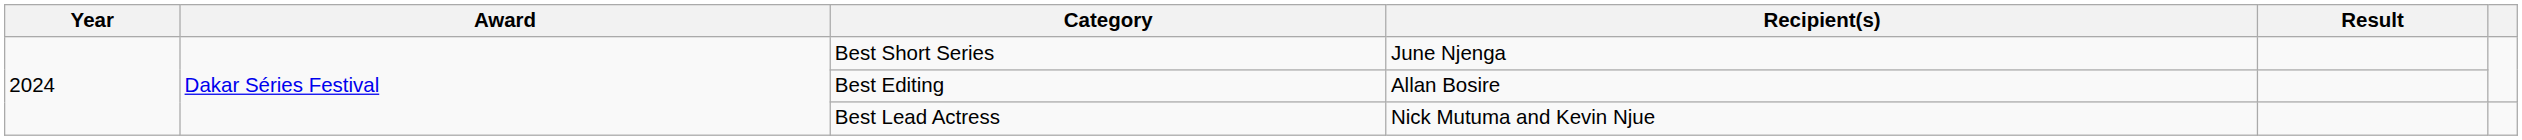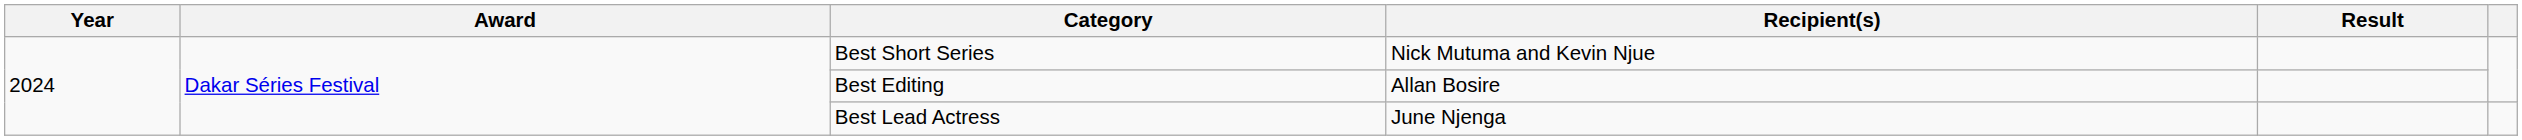(1448, 53) June Njenga -> (1523, 53) Nick Mutuma and Kevin Njue
(1523, 118) Nick Mutuma and Kevin Njue -> (1448, 118) June Njenga
